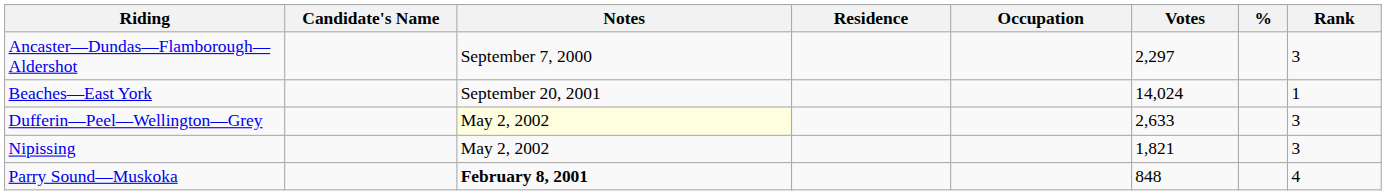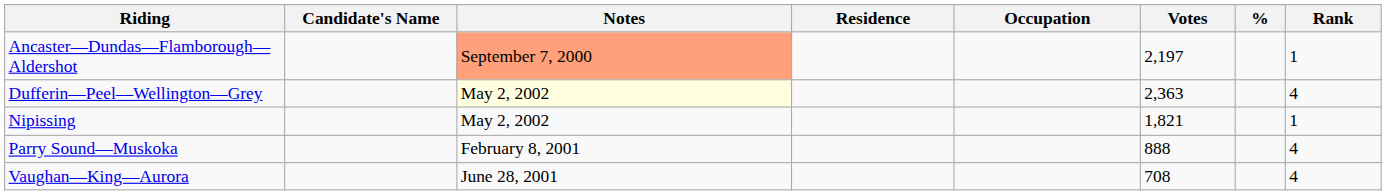(526, 55) no background -> (526, 55) lightsalmon background
(1155, 55) 2,297 -> (1164, 55) 2,197
(1296, 55) 3 -> (1294, 55) 1
- row: (80, 93)
(1155, 120) 2,633 -> (1164, 93) 2,363
(1296, 120) 3 -> (1294, 93) 4
(1296, 148) 3 -> (1294, 120) 1
(524, 176) bold -> (520, 148) normal
(1148, 176) 848 -> (1157, 148) 888
+ row: (99, 176)
